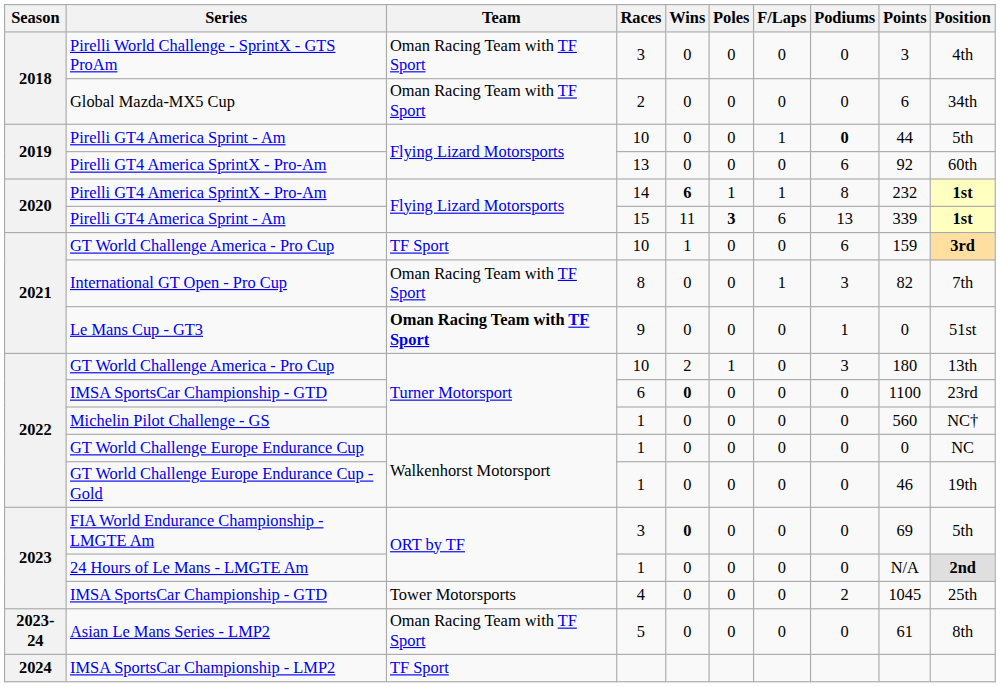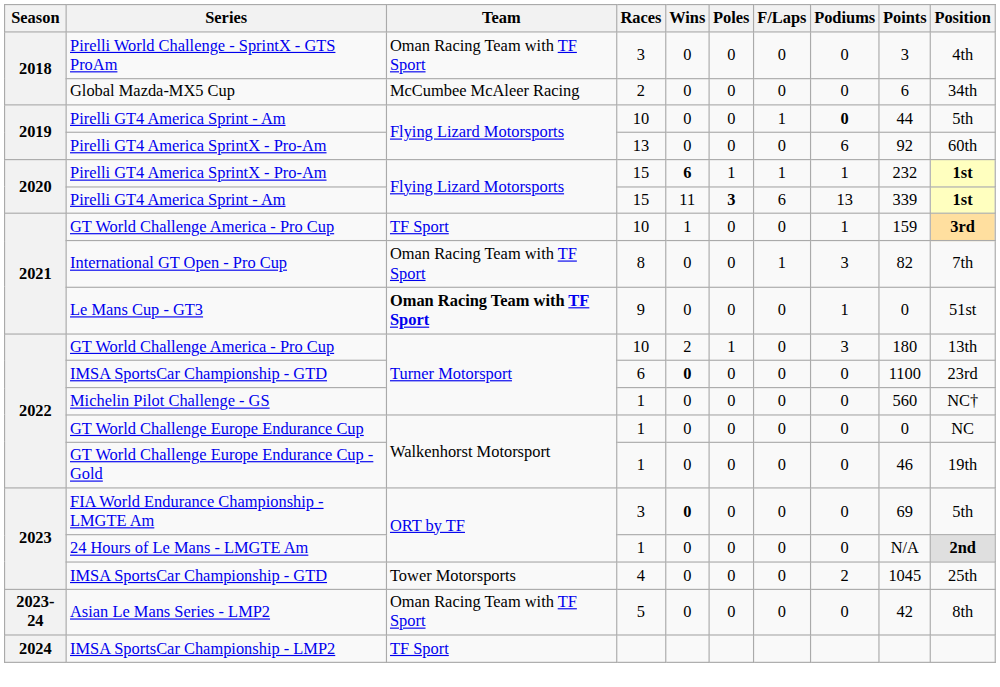(483, 101) Oman Racing Team with TF Sport -> (485, 91) McCumbee McAleer Racing
(641, 192) 14 -> (641, 173) 15
(845, 192) 8 -> (845, 173) 1
(845, 246) 6 -> (845, 227) 1
(905, 631) 61 -> (905, 612) 42
